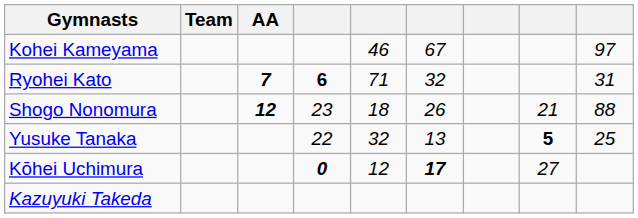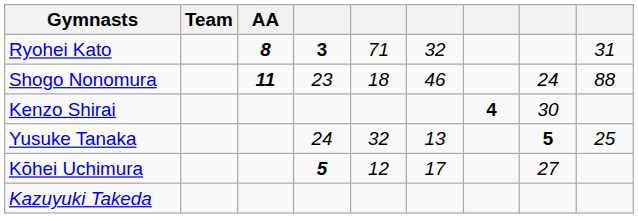- row: (83, 50)
(265, 79) 7 -> (265, 50) 8
(322, 79) 6 -> (322, 50) 3
(265, 109) 12 -> (265, 79) 11
(435, 109) 26 -> (435, 79) 46
(548, 109) 21 -> (548, 79) 24
+ row: (62, 109)
(322, 139) 22 -> (322, 139) 24
(322, 169) 0 -> (322, 169) 5
(435, 169) bold -> (435, 169) normal
